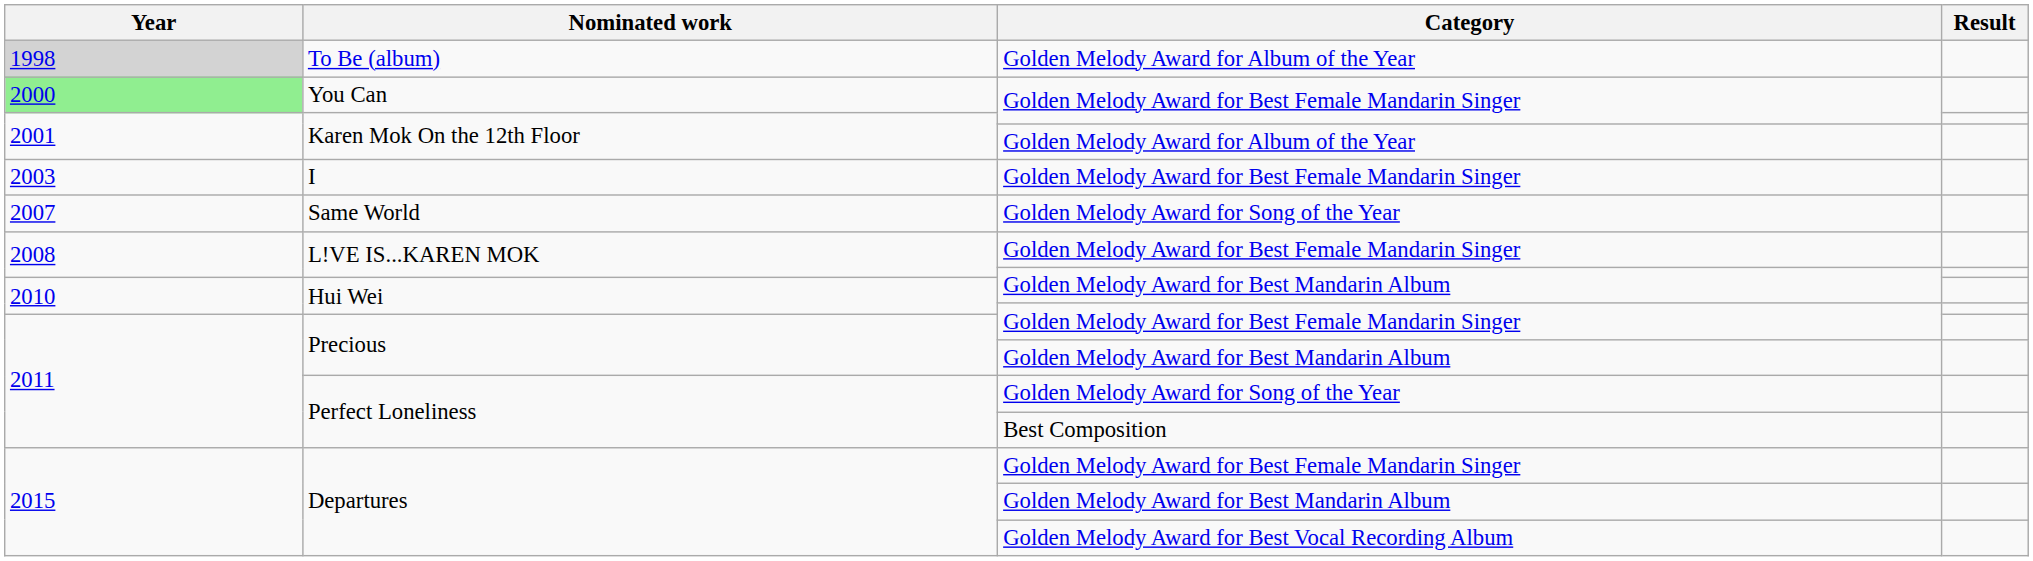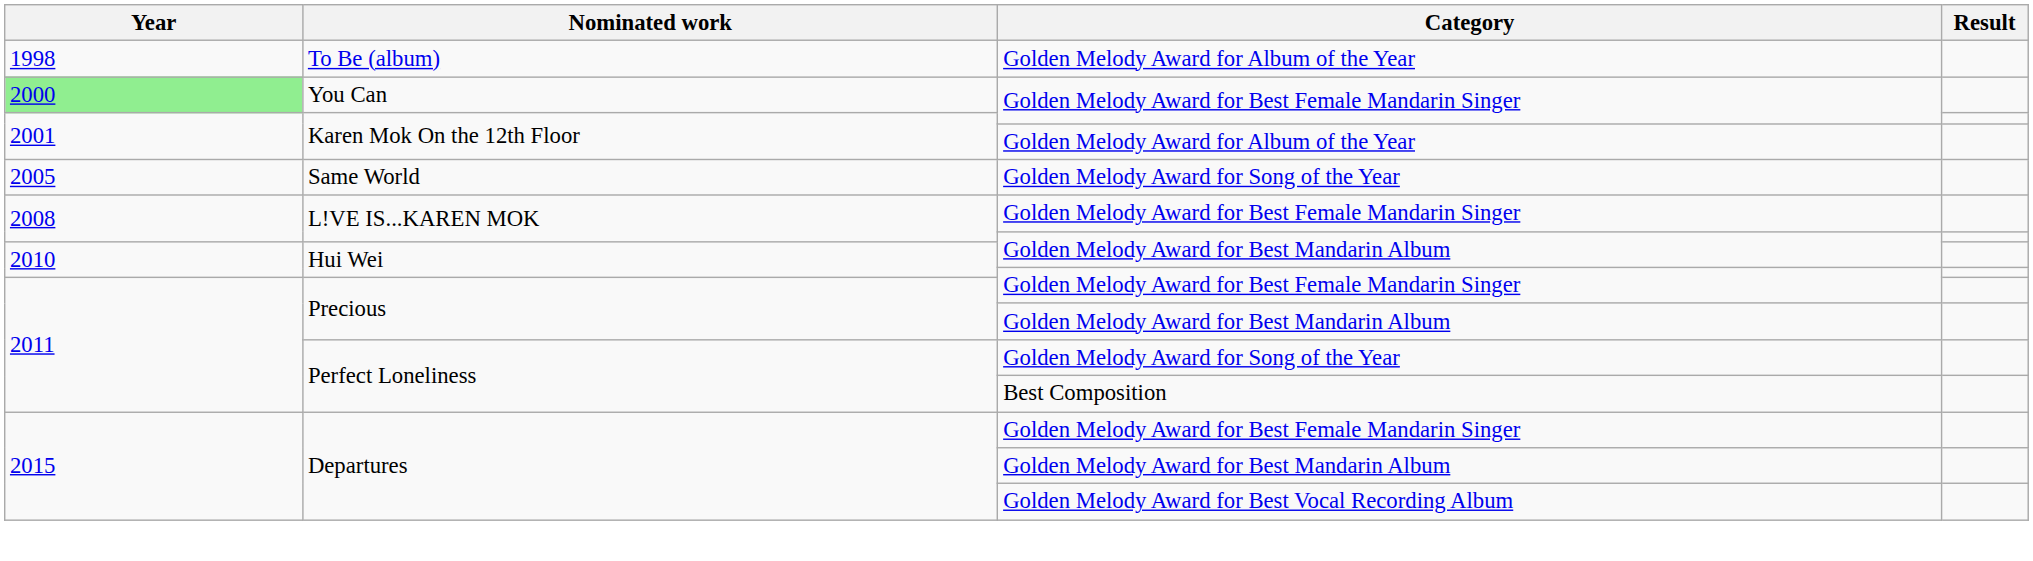(33, 58) lightgrey background -> (33, 58) no background
- row: (312, 177)
(33, 213) 2007 -> (33, 177) 2005
